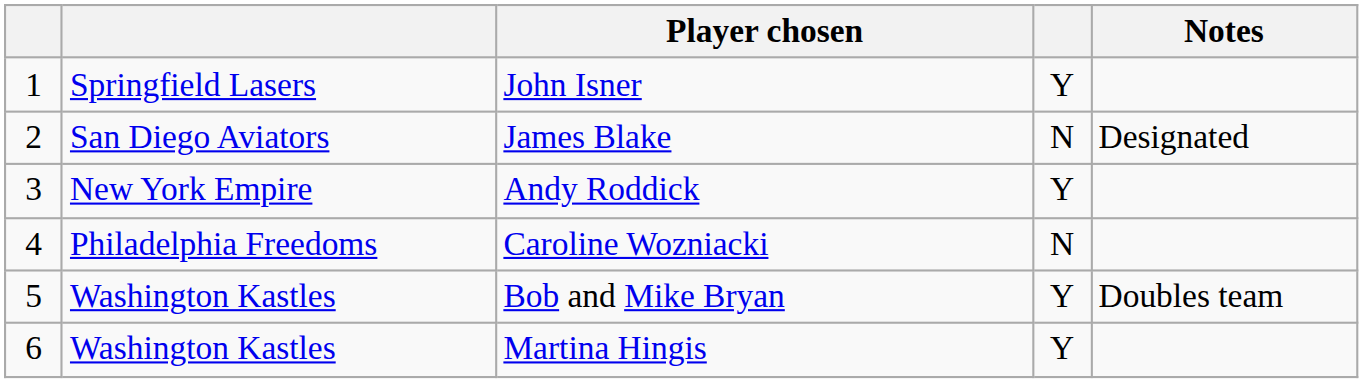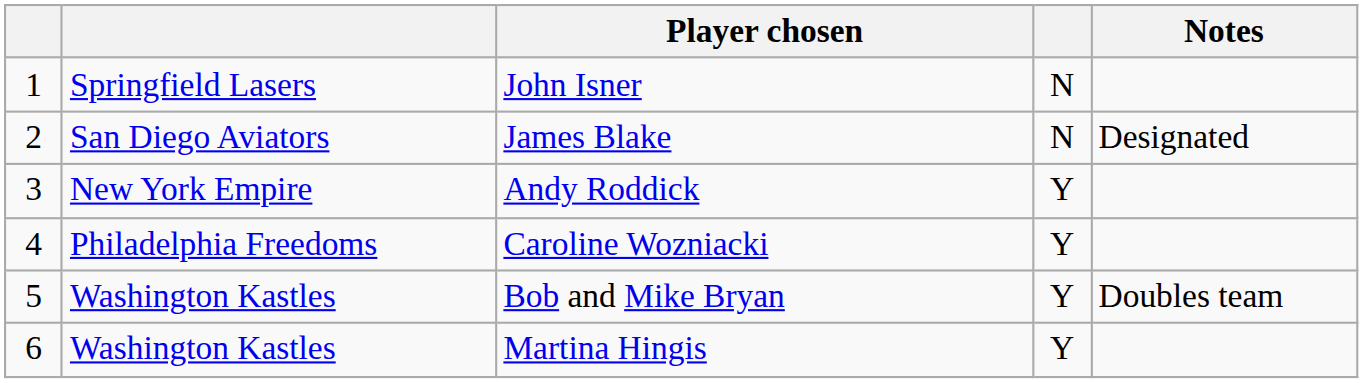(1062, 84) Y -> (1062, 84) N
(1062, 243) N -> (1062, 243) Y
